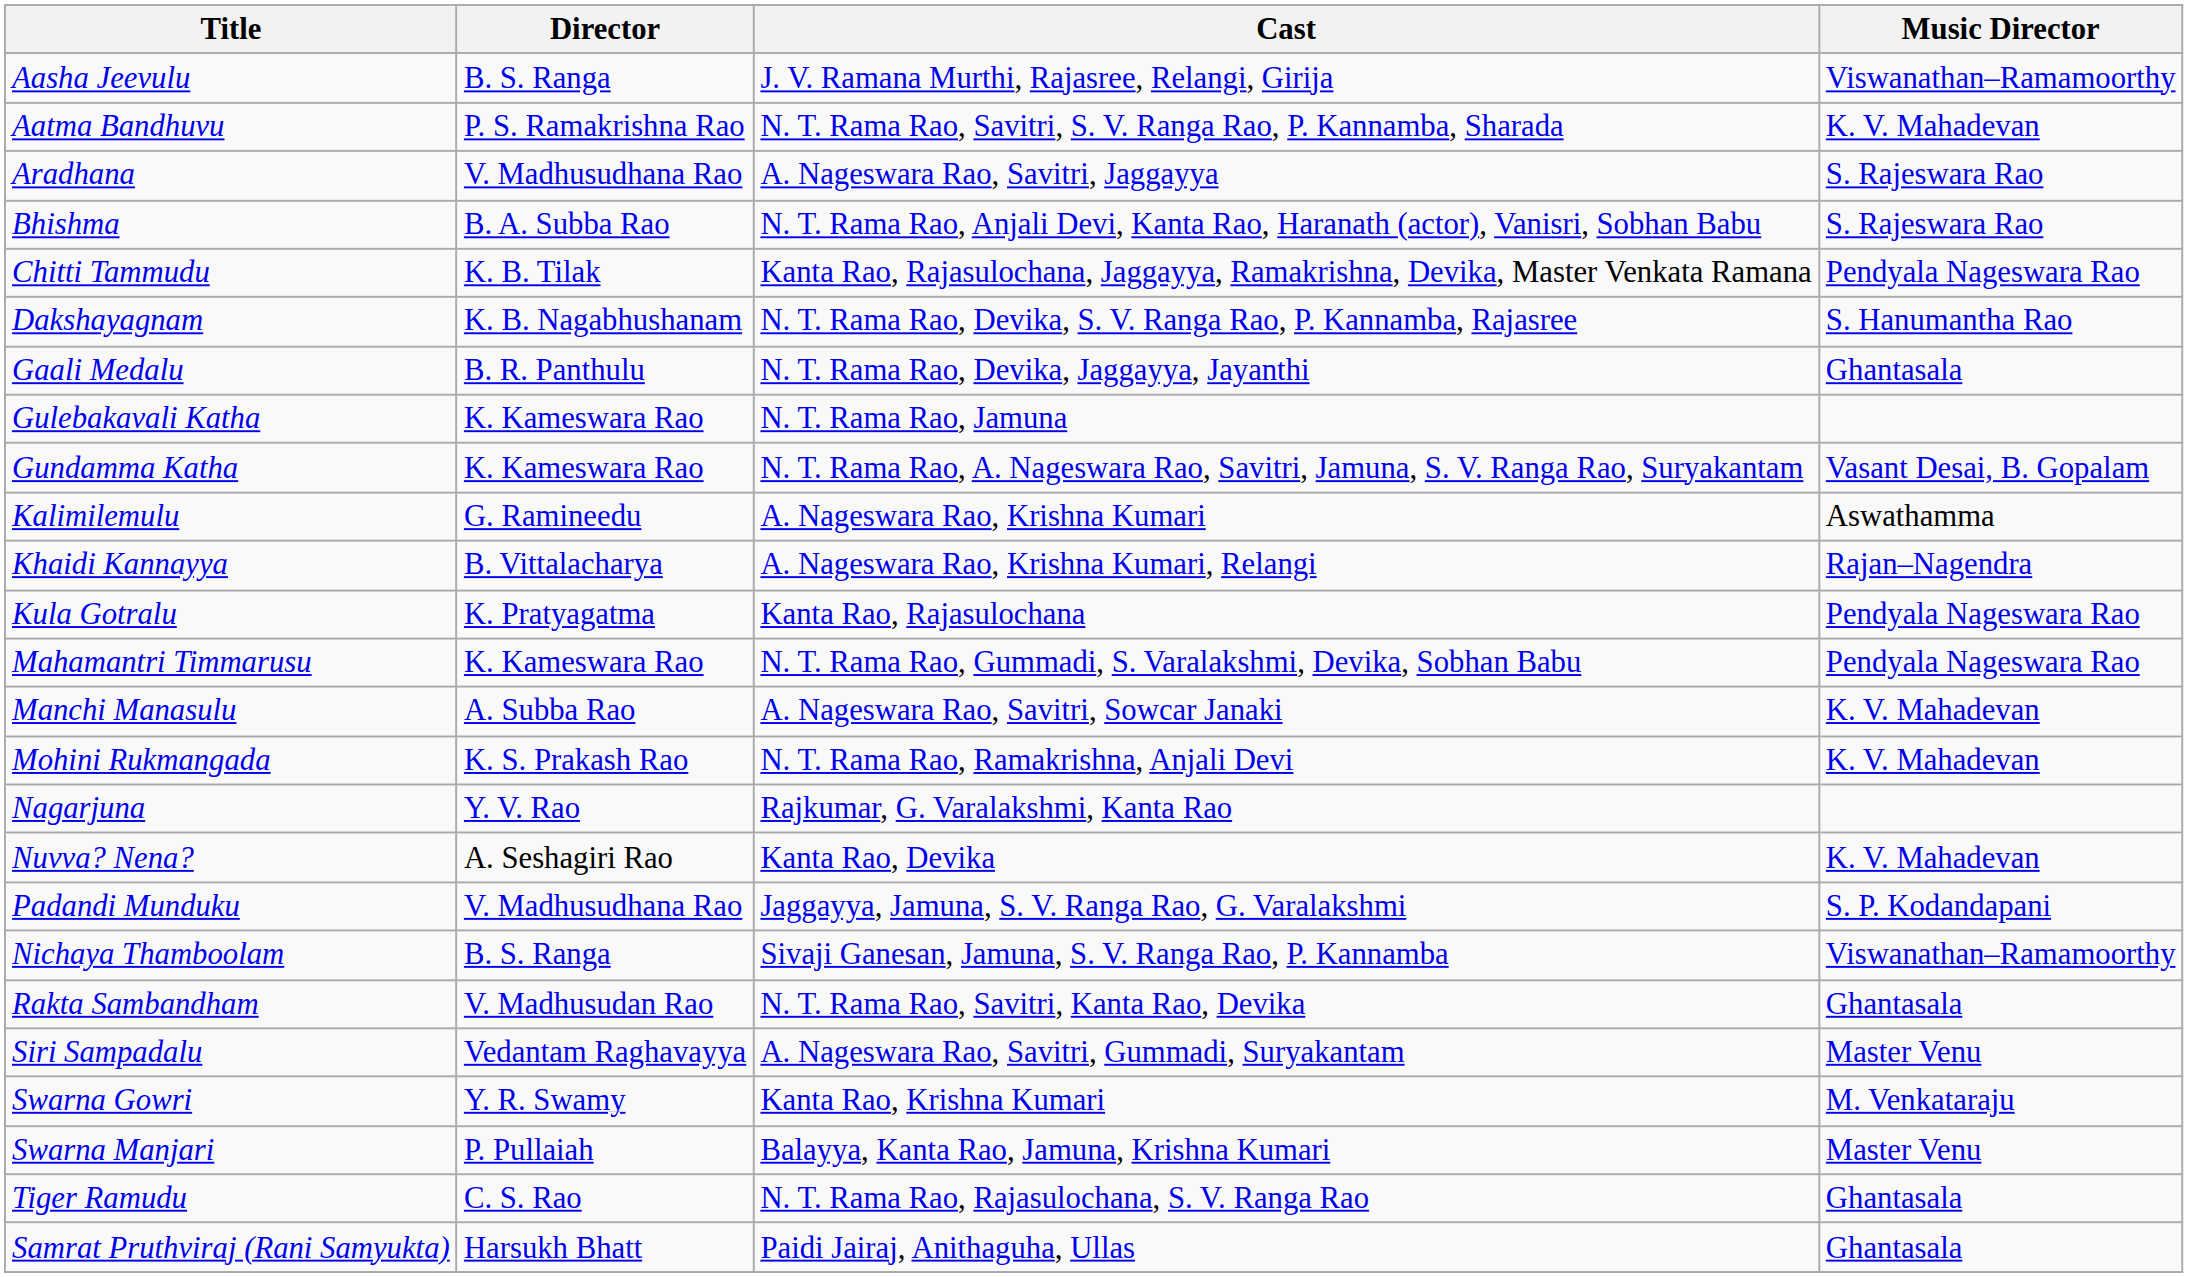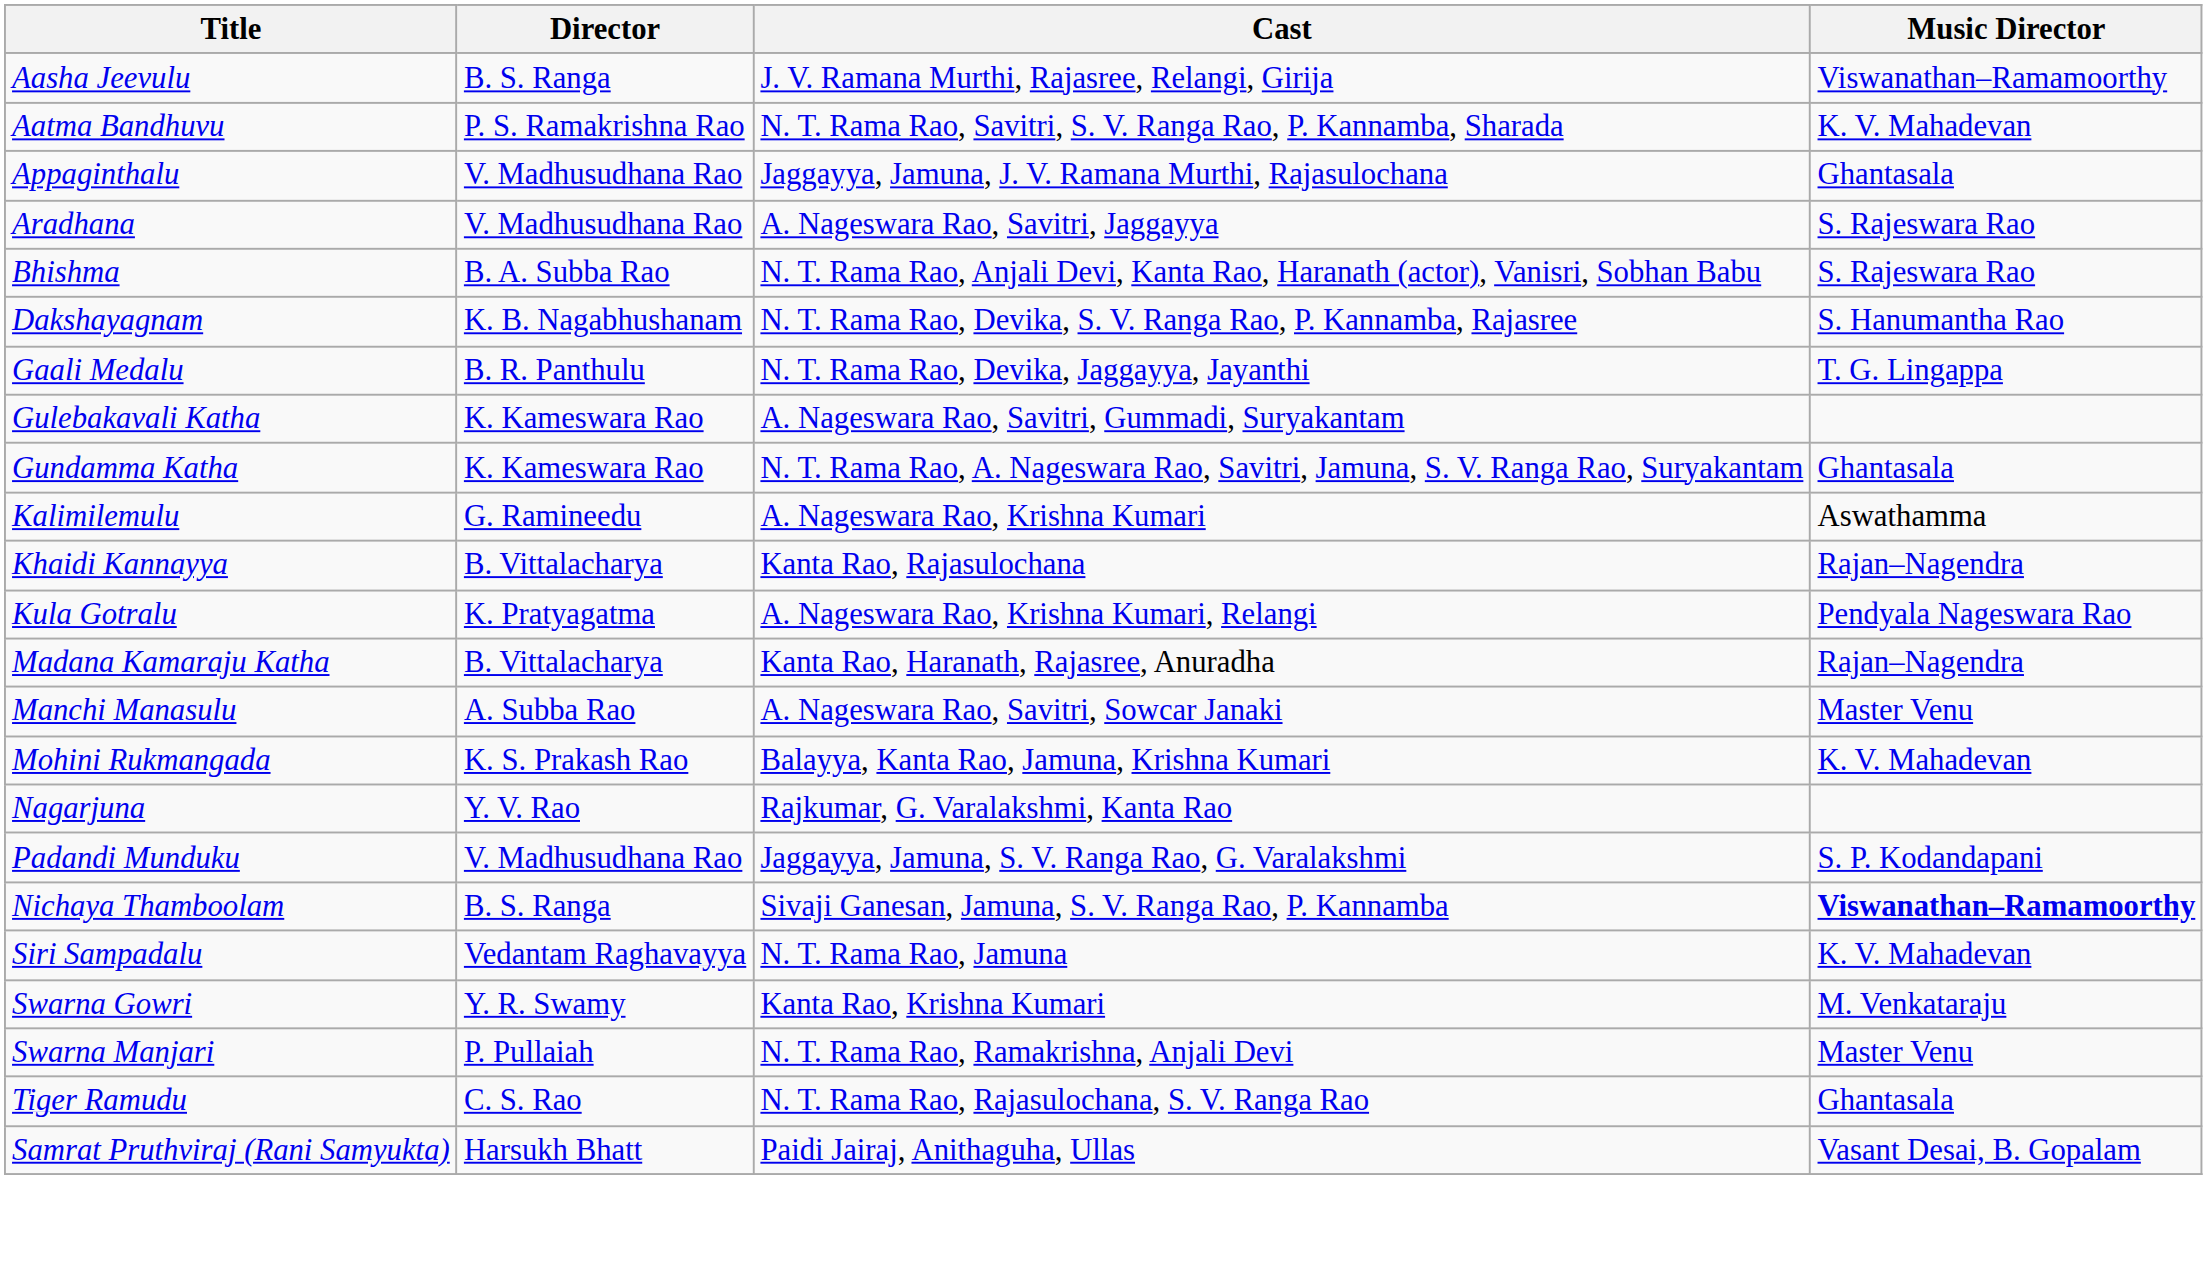+ row: (96, 175)
- row: (111, 272)
(1894, 369) Ghantasala -> (1910, 369) T. G. Lingappa
(914, 418) N. T. Rama Rao, Jamuna -> (1082, 418) A. Nageswara Rao, Savitri, Gummadi, Suryakantam
(1988, 467) Vasant Desai, B. Gopalam -> (1886, 467) Ghantasala
(1039, 564) A. Nageswara Rao, Krishna Kumari, Relangi -> (923, 564) Kanta Rao, Rajasulochana
(923, 613) Kanta Rao, Rajasulochana -> (1039, 613) A. Nageswara Rao, Krishna Kumari, Relangi
+ row: (171, 662)
- row: (162, 662)
(1933, 710) K. V. Mahadevan -> (1895, 710) Master Venu
(1027, 759) N. T. Rama Rao, Ramakrishna, Anjali Devi -> (1045, 759) Balayya, Kanta Rao, Jamuna, Krishna Kumari
- row: (103, 857)
(2001, 954) normal -> (2006, 905) bold
- row: (135, 1003)
(1082, 1051) A. Nageswara Rao, Savitri, Gummadi, Suryakantam -> (914, 954) N. T. Rama Rao, Jamuna
(1904, 1051) Master Venu -> (1924, 954) K. V. Mahadevan
(1045, 1149) Balayya, Kanta Rao, Jamuna, Krishna Kumari -> (1027, 1051) N. T. Rama Rao, Ramakrishna, Anjali Devi
(1894, 1246) Ghantasala -> (1979, 1149) Vasant Desai, B. Gopalam
